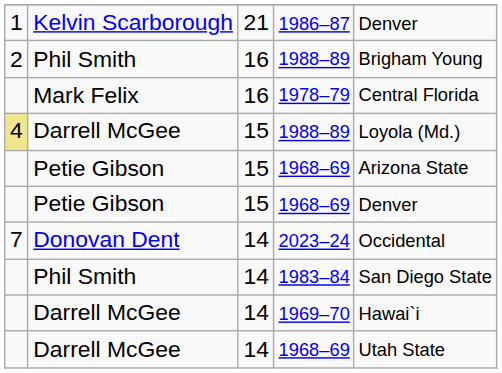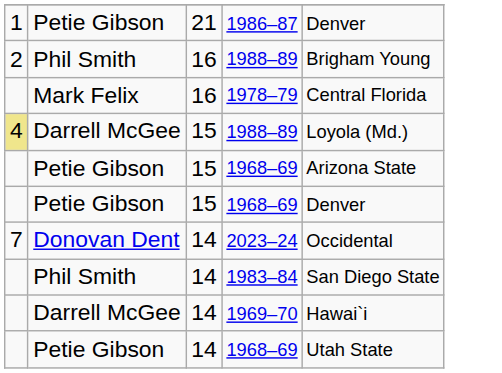(133, 22) Kelvin Scarborough -> (99, 22) Petie Gibson
(107, 349) Darrell McGee -> (99, 349) Petie Gibson
